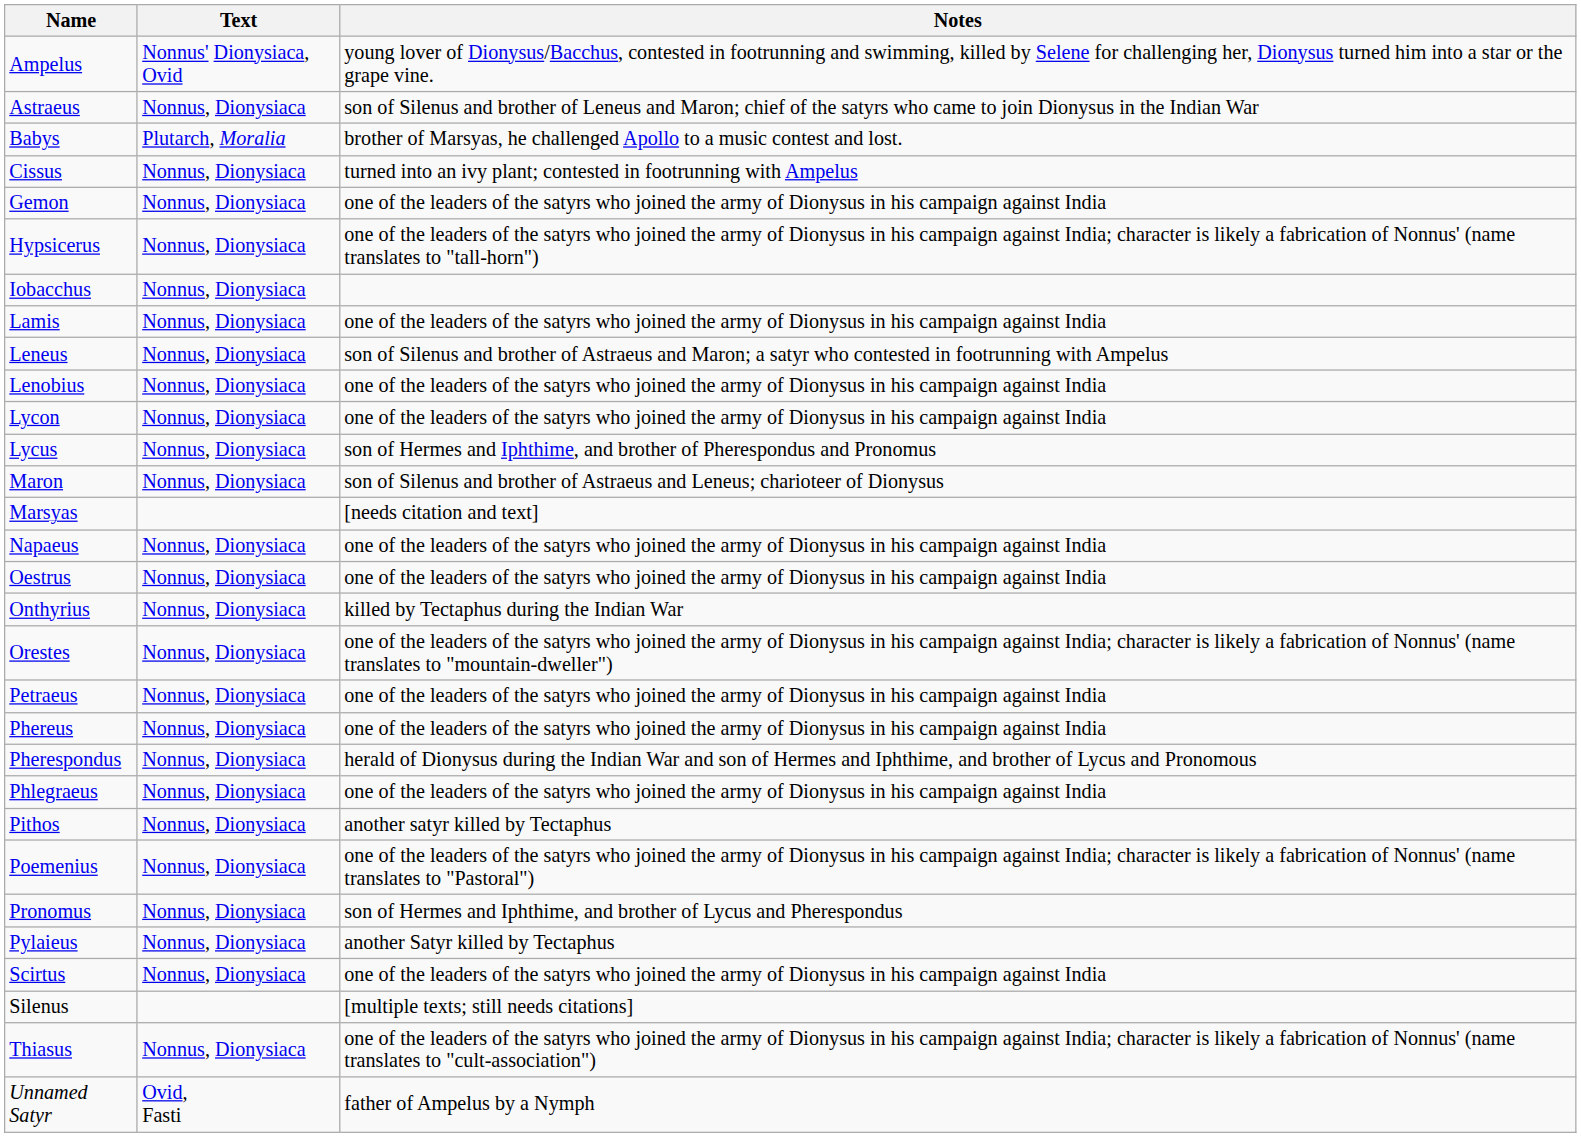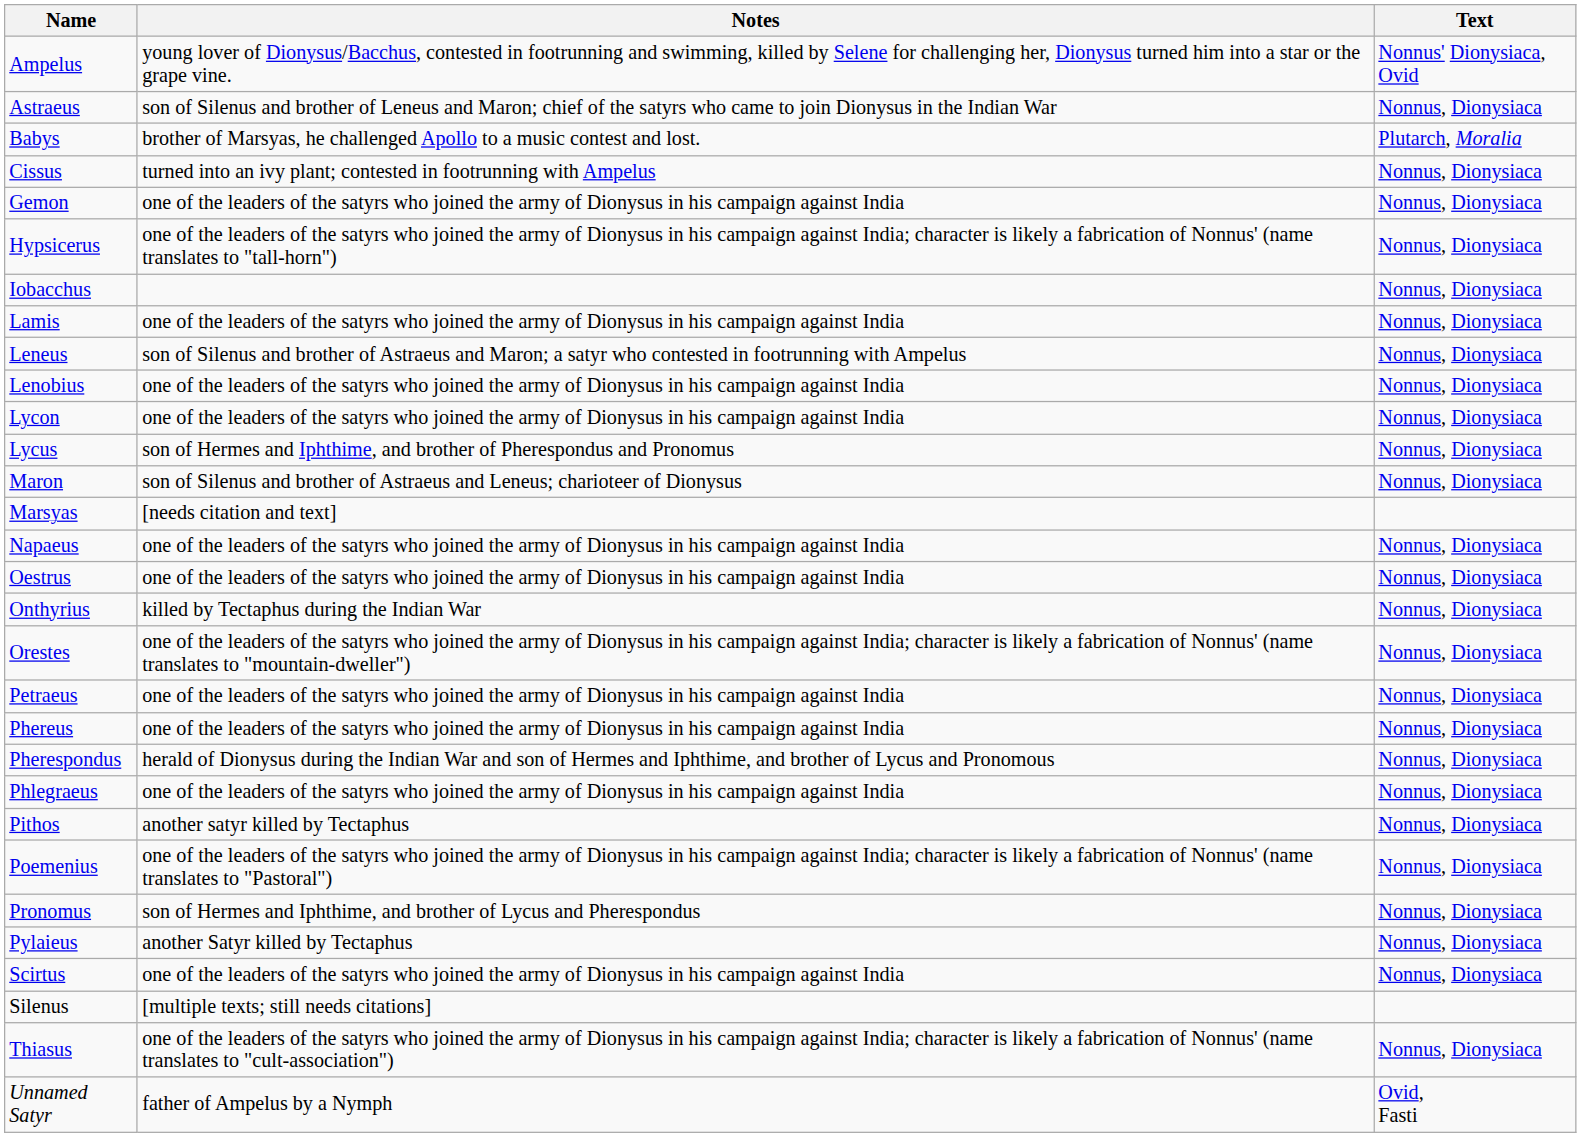columns swapped: (239, 20) <-> (958, 20)
